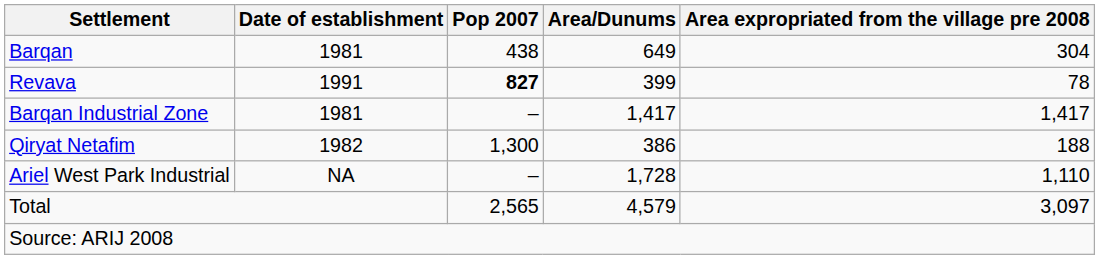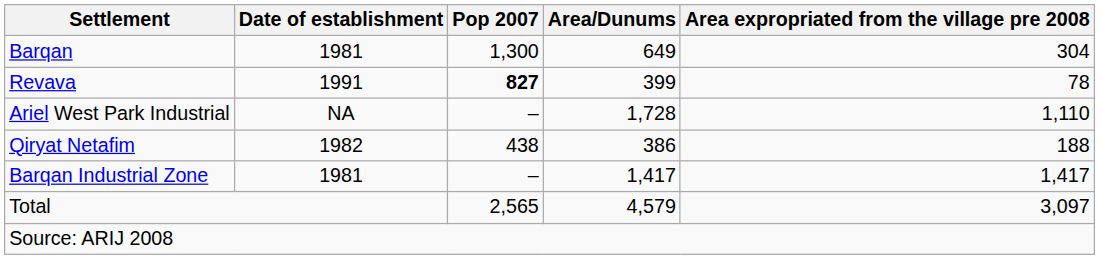(522, 51) 438 -> (514, 51) 1,300
rows swapped: (109, 113) <-> (119, 176)
(514, 144) 1,300 -> (522, 144) 438
